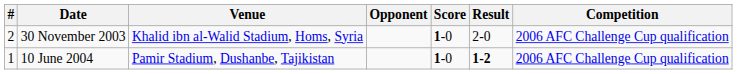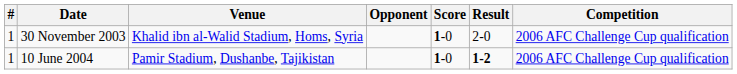(11, 36) 2 -> (11, 36) 1
